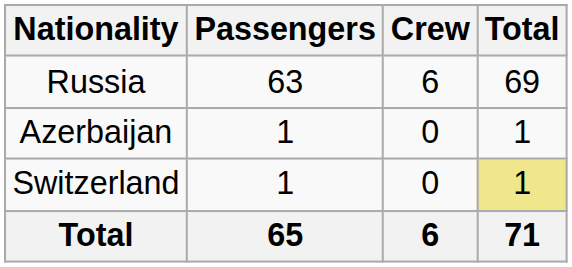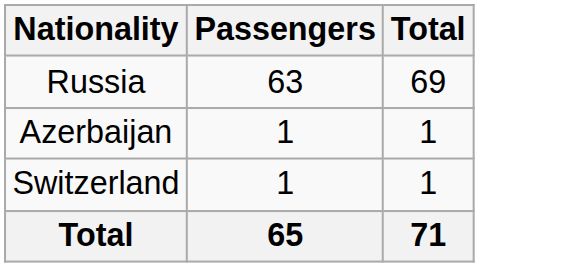- column: (430, 30)
(522, 183) khaki background -> (428, 183) no background
